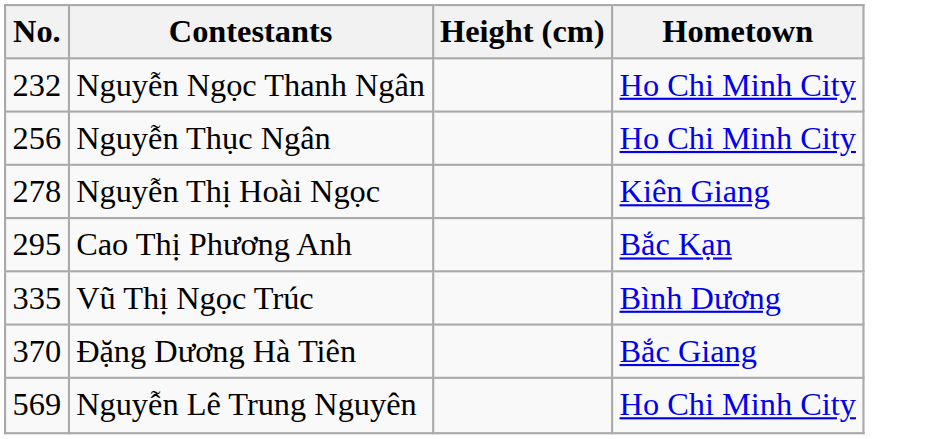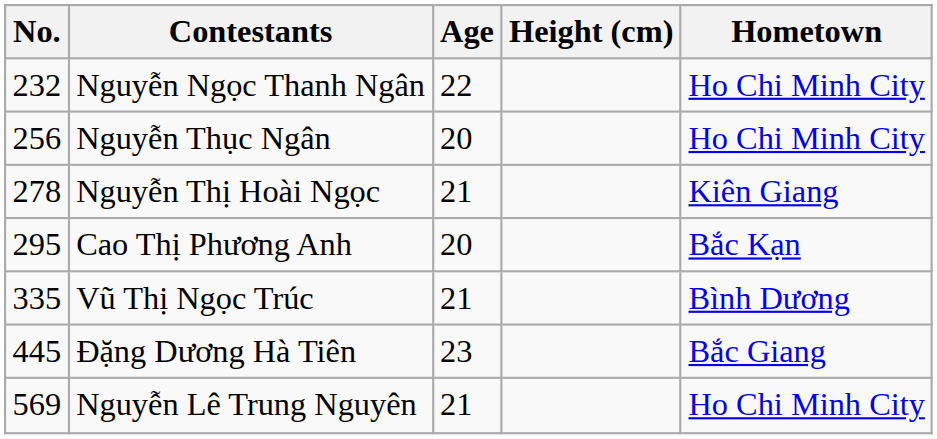+ column: (467, 31)
(37, 351) 370 -> (37, 351) 445
